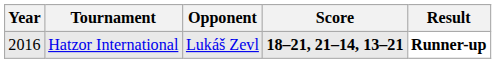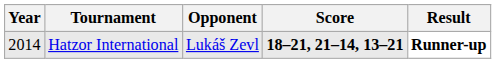(24, 44) 2016 -> (24, 44) 2014
